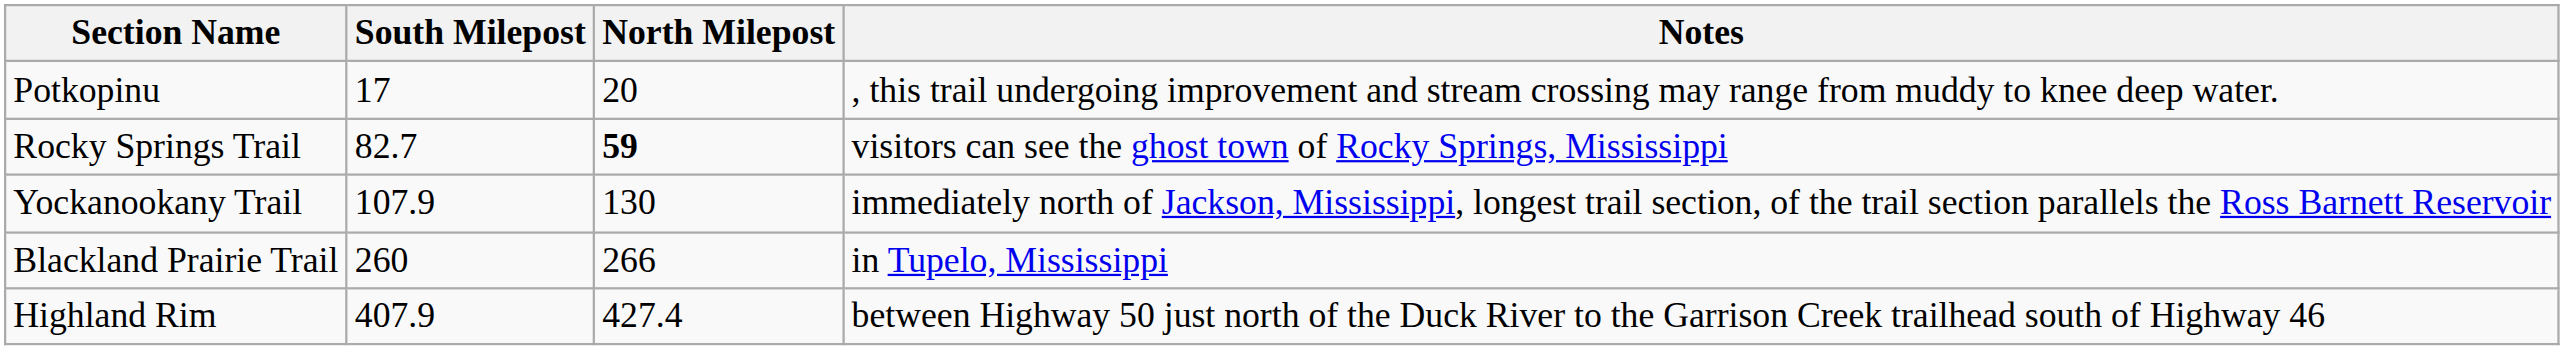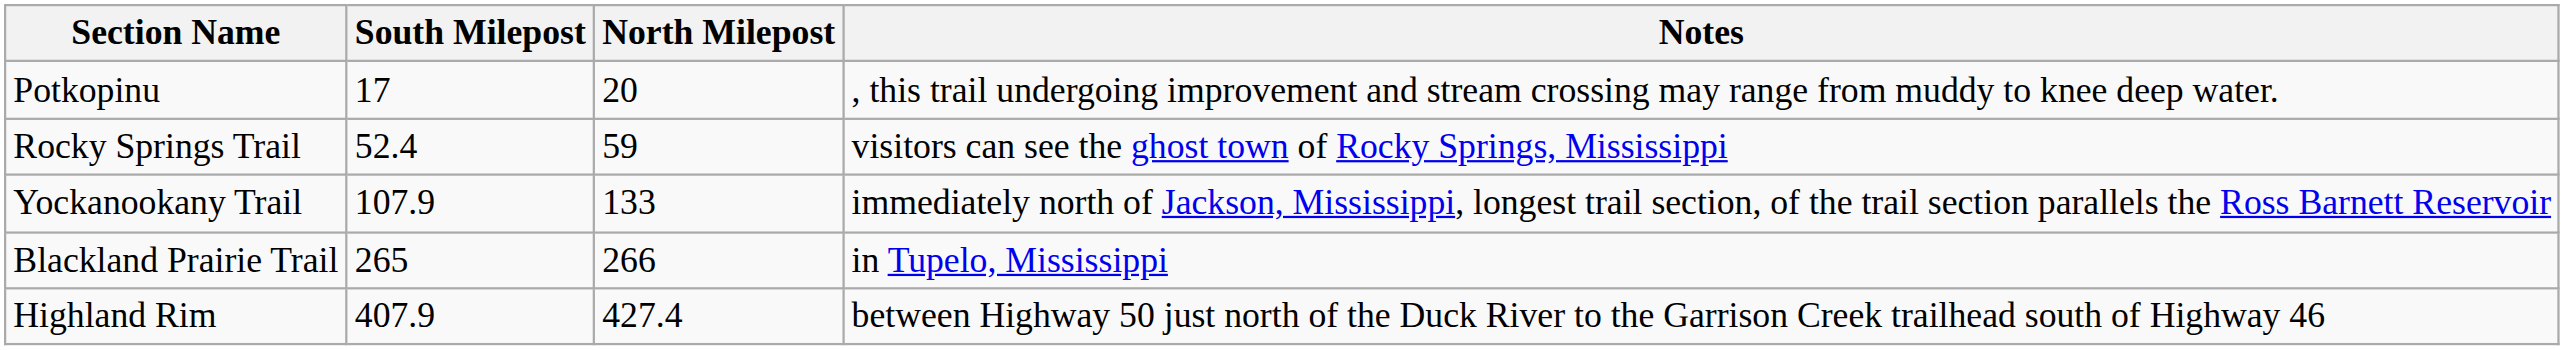(386, 145) 82.7 -> (386, 145) 52.4
(620, 145) bold -> (620, 145) normal
(629, 202) 130 -> (629, 202) 133
(382, 259) 260 -> (382, 259) 265
